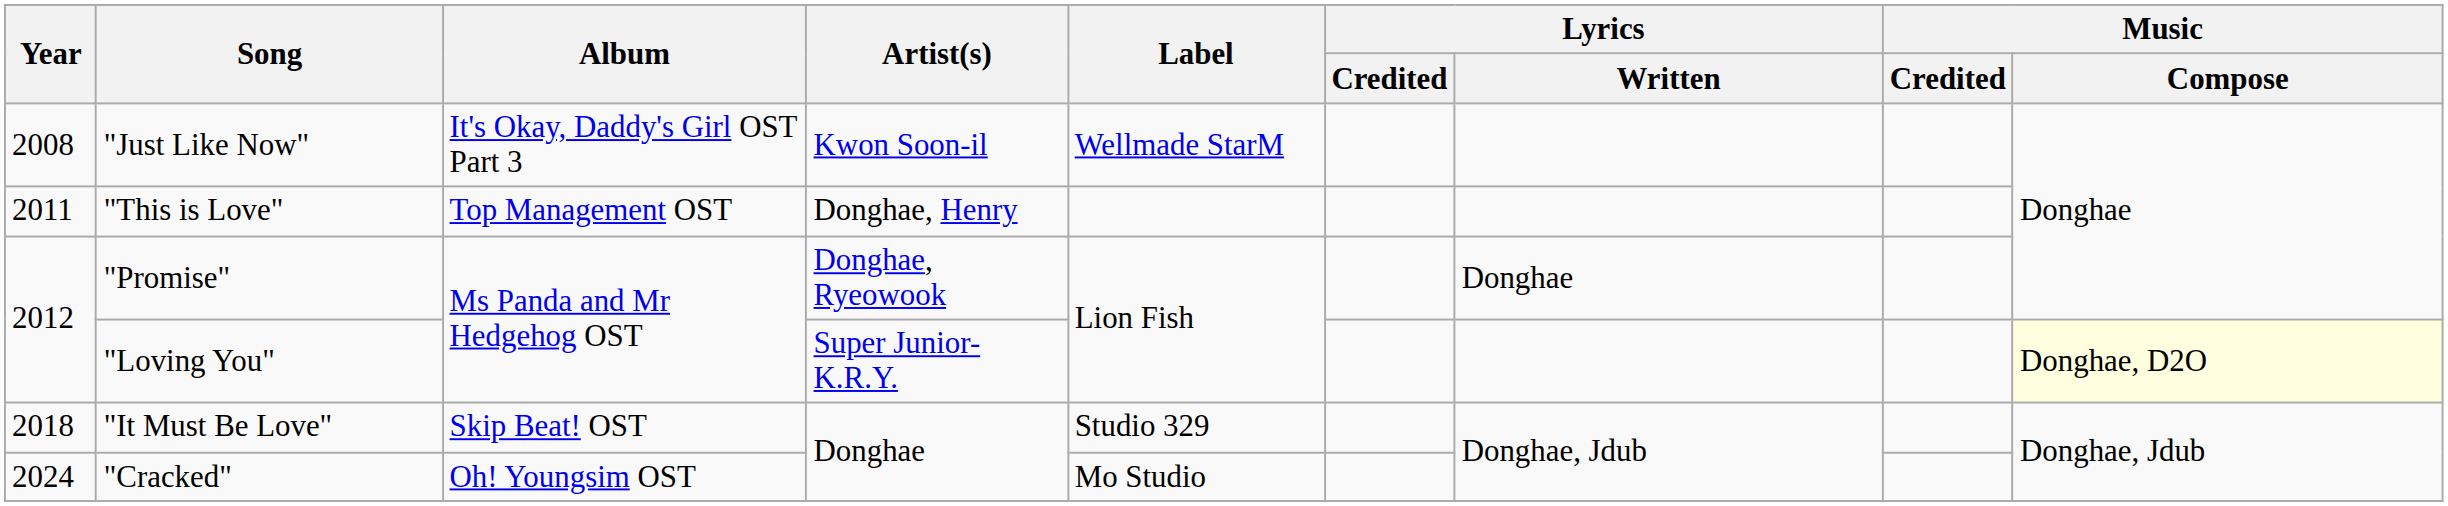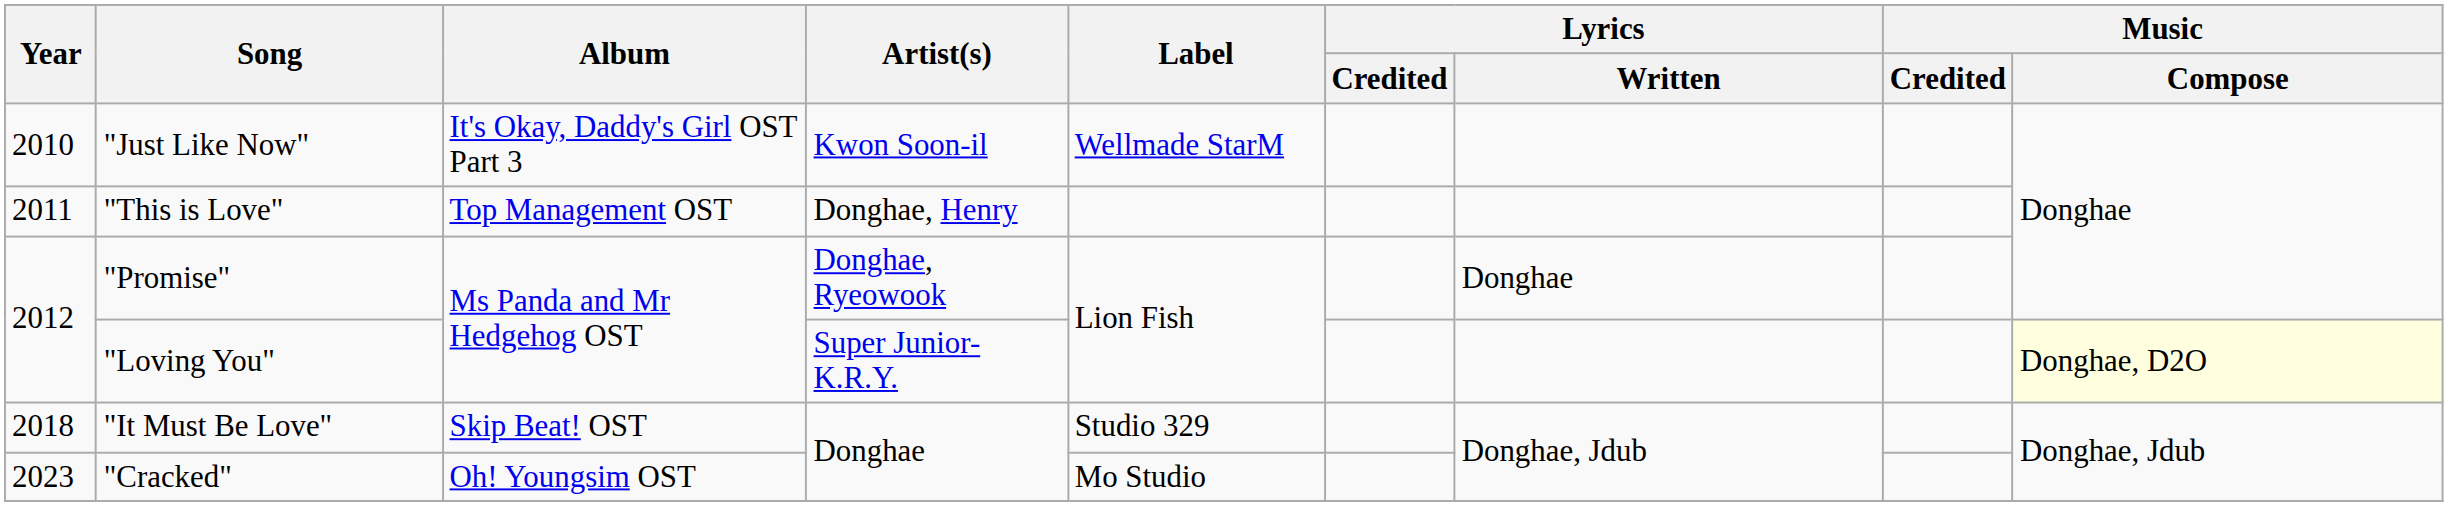(43, 144) 2008 -> (43, 144) 2010
(43, 476) 2024 -> (43, 476) 2023
